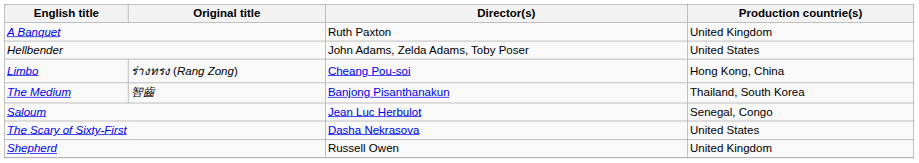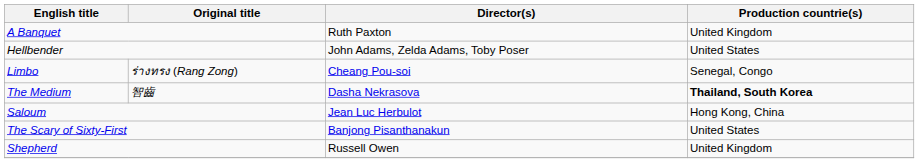(737, 70) Hong Kong, China -> (731, 70) Senegal, Congo
(389, 92) Banjong Pisanthanakun -> (374, 92) Dasha Nekrasova
(747, 92) normal -> (751, 92) bold
(731, 112) Senegal, Congo -> (737, 112) Hong Kong, China
(374, 130) Dasha Nekrasova -> (389, 130) Banjong Pisanthanakun
